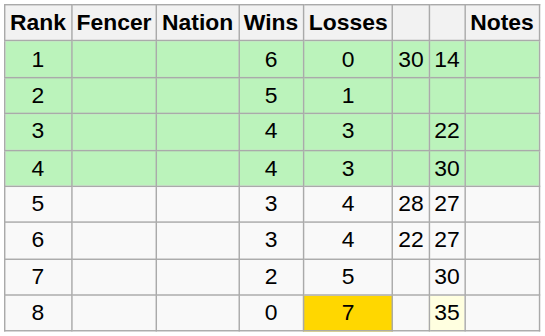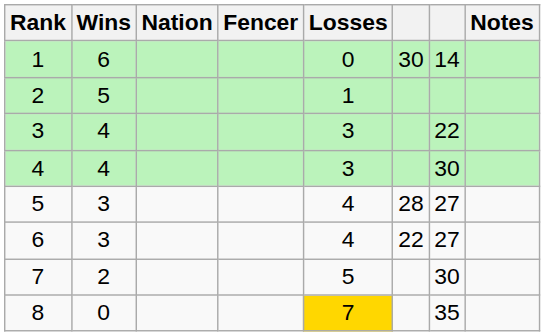columns swapped: (114, 22) <-> (271, 22)
(447, 312) lightyellow background -> (447, 312) no background
